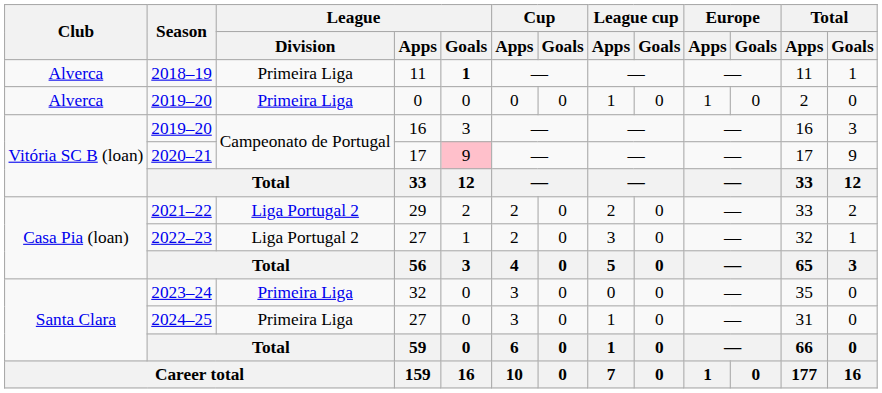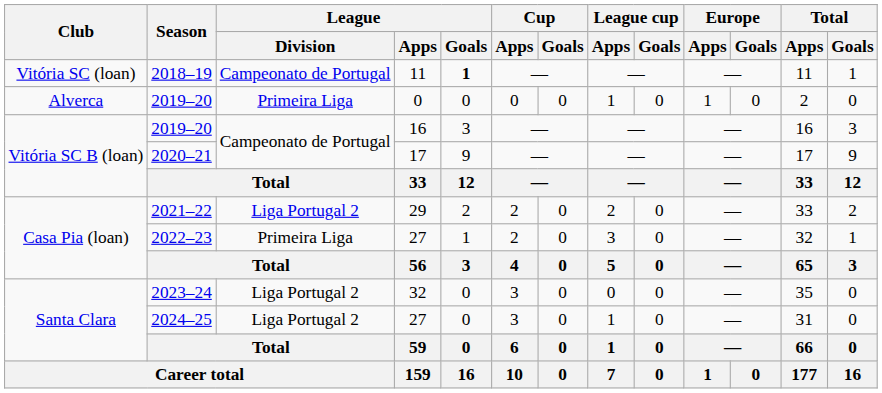(76, 73) Alverca -> (76, 73) Vitória SC (loan)
(305, 73) Primeira Liga -> (305, 73) Campeonato de Portugal
(466, 155) pink background -> (466, 155) no background
(305, 237) Liga Portugal 2 -> (305, 237) Primeira Liga
(305, 292) Primeira Liga -> (305, 292) Liga Portugal 2
(305, 319) Primeira Liga -> (305, 319) Liga Portugal 2
